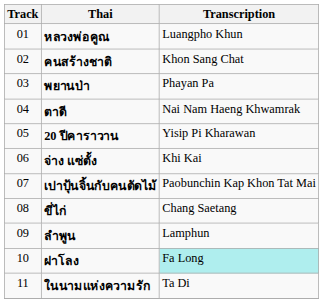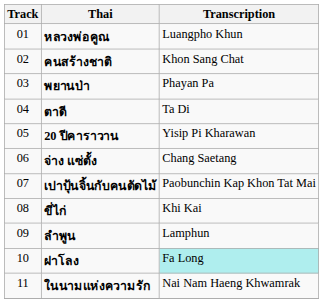(231, 108) Nai Nam Haeng Khwamrak -> (176, 108) Ta Di
(182, 158) Khi Kai -> (199, 158) Chang Saetang
(199, 208) Chang Saetang -> (182, 208) Khi Kai
(176, 283) Ta Di -> (231, 283) Nai Nam Haeng Khwamrak
